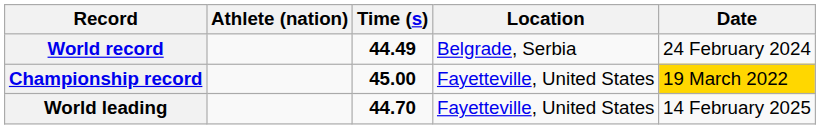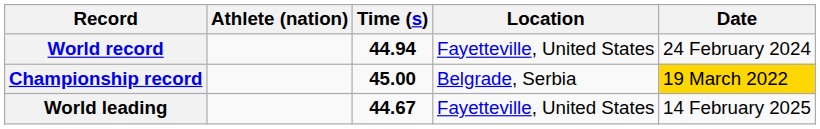(393, 49) 44.49 -> (393, 49) 44.94
(507, 49) Belgrade, Serbia -> (546, 49) Fayetteville, United States
(546, 78) Fayetteville, United States -> (507, 78) Belgrade, Serbia
(393, 108) 44.70 -> (393, 108) 44.67
